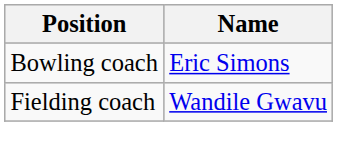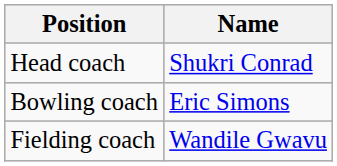+ row: (68, 62)
